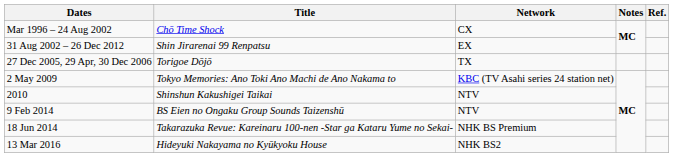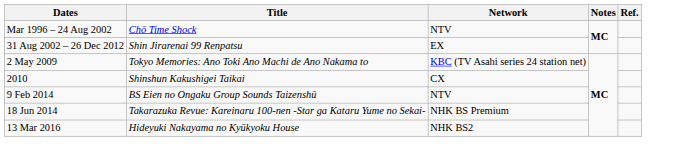(465, 29) CX -> (441, 29) NTV
- row: (79, 62)
(469, 95) NTV -> (437, 78) CX
